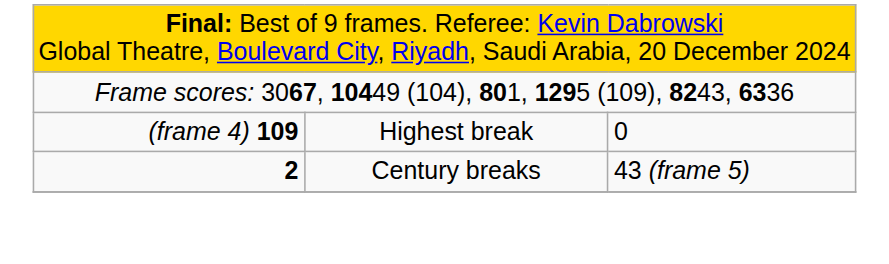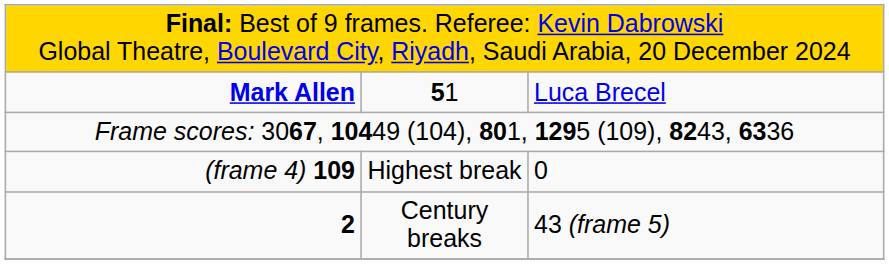+ row: (292, 91)
